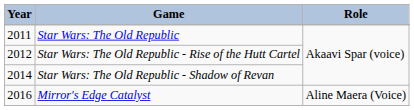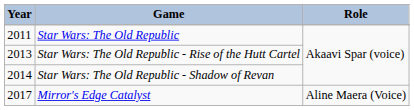(20, 55) 2012 -> (20, 55) 2013
(20, 95) 2016 -> (20, 95) 2017
